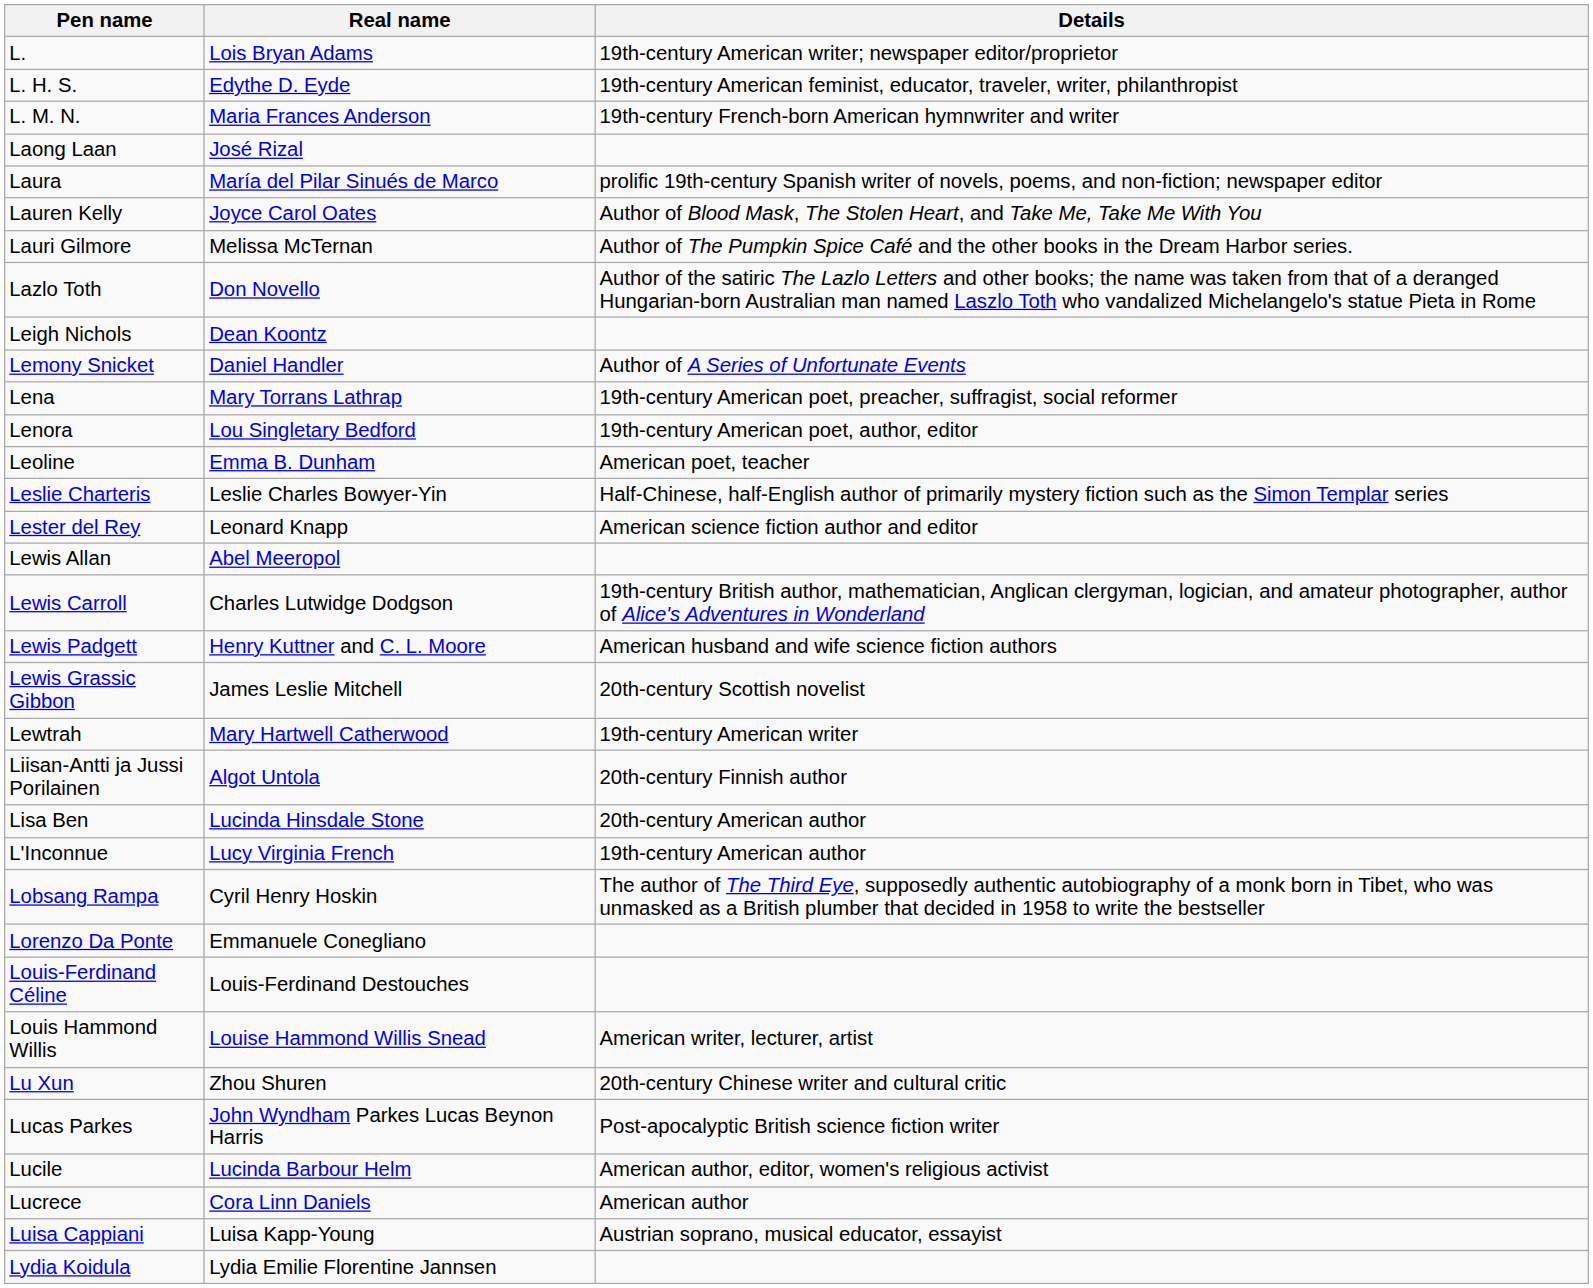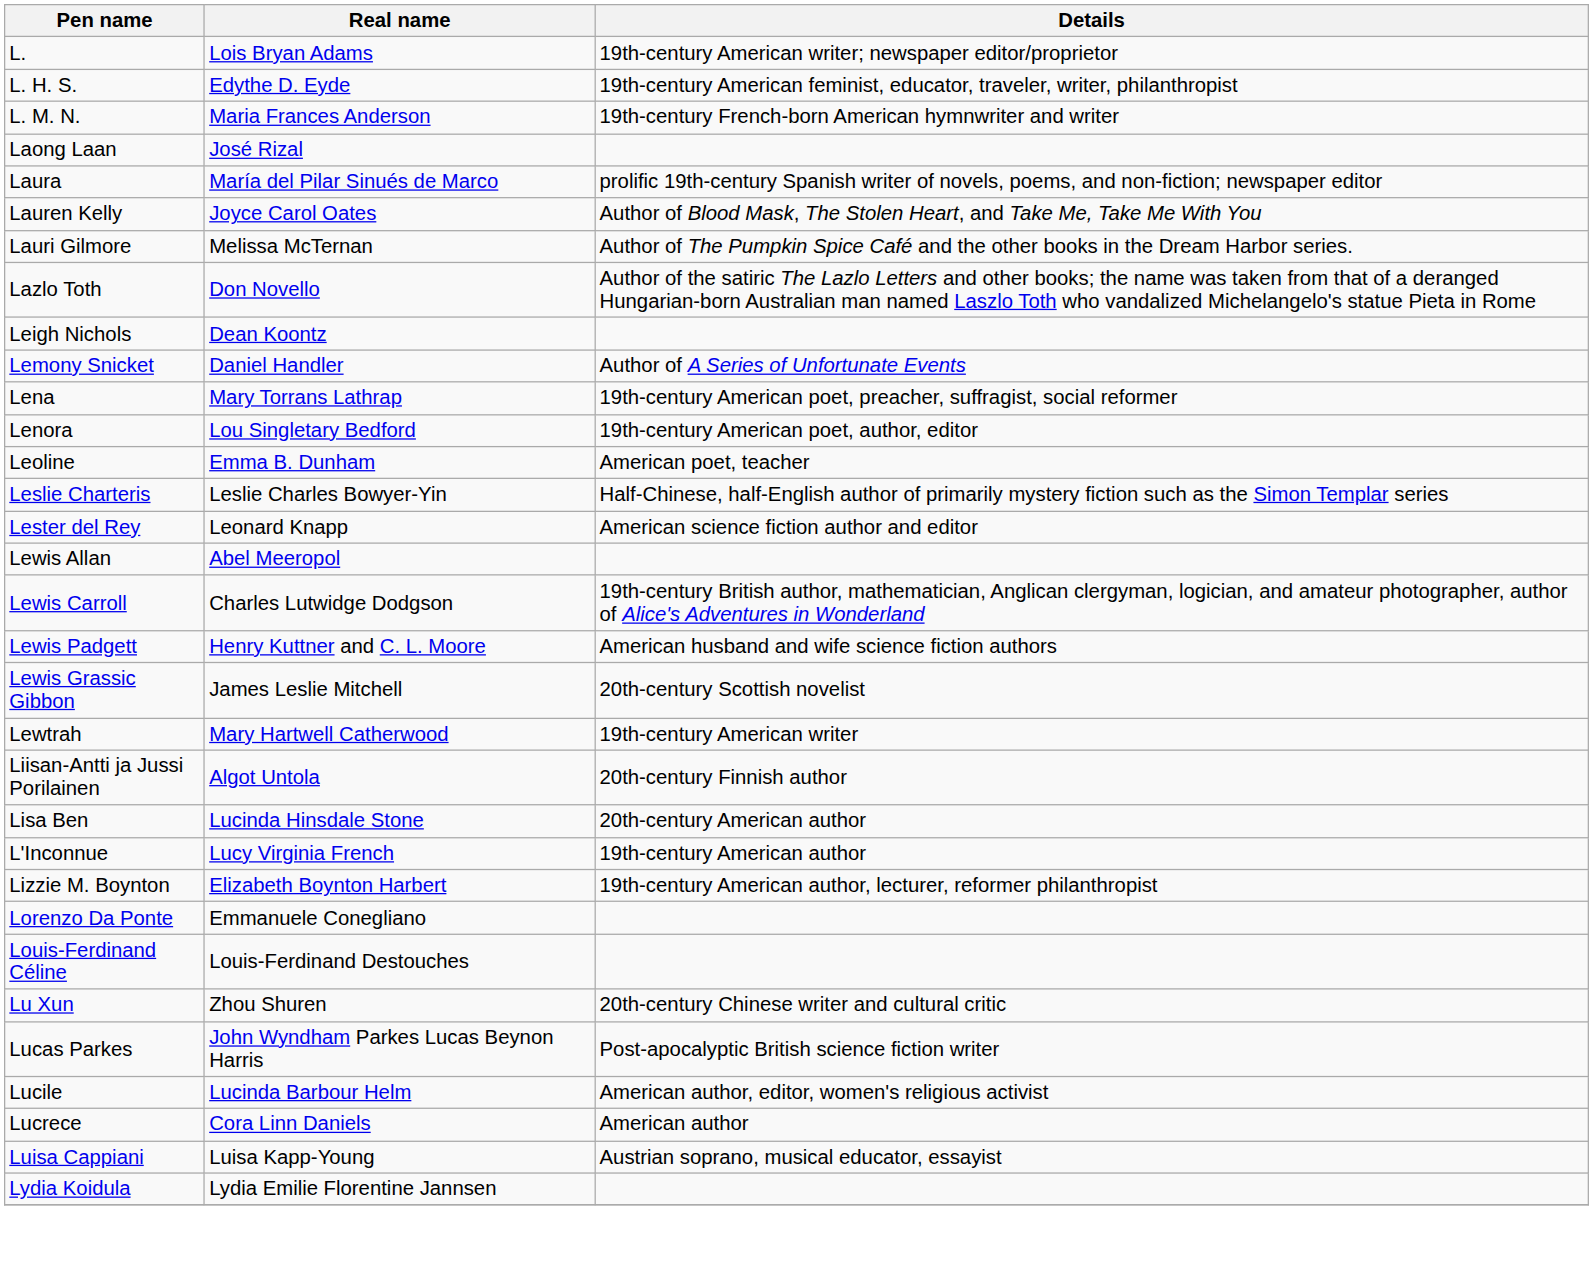+ row: (90, 885)
- row: (84, 896)
- row: (83, 1039)
